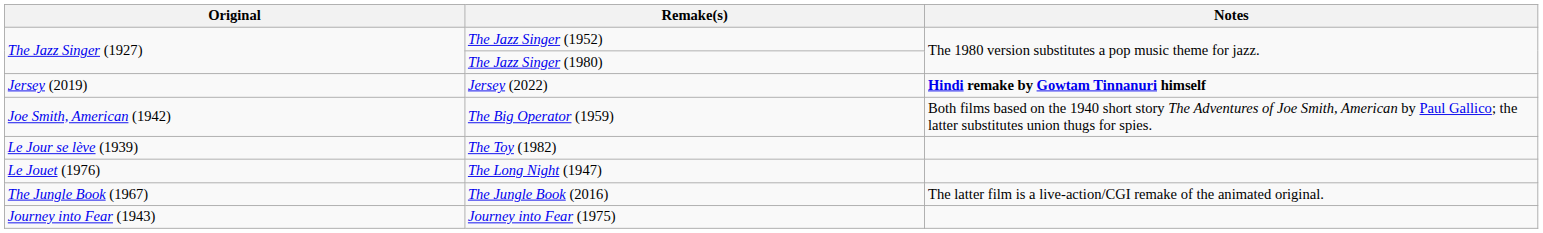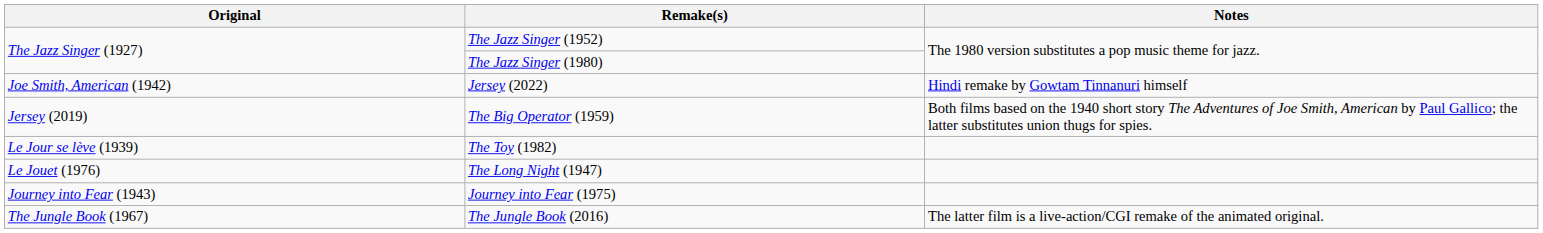(48, 85) Jersey (2019) -> (89, 85) Joe Smith, American (1942)
(1067, 85) bold -> (1058, 85) normal
(89, 116) Joe Smith, American (1942) -> (48, 116) Jersey (2019)
rows swapped: (542, 217) <-> (538, 194)
